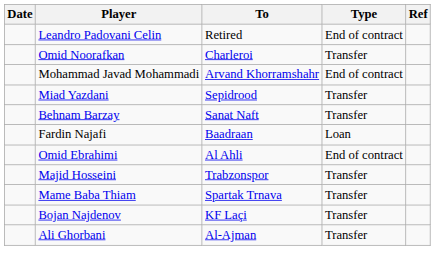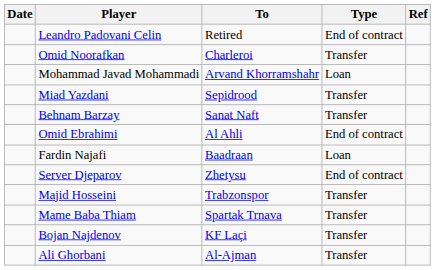(364, 74) End of contract -> (338, 74) Loan
rows swapped: (78, 154) <-> (72, 134)
+ row: (80, 174)
